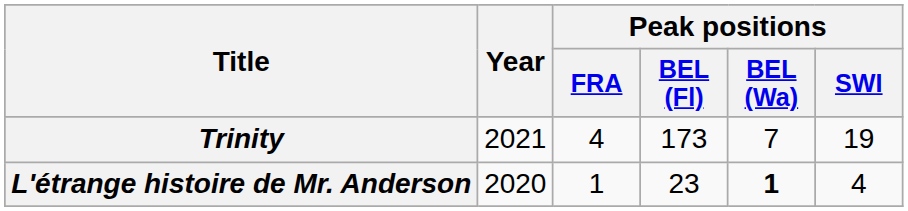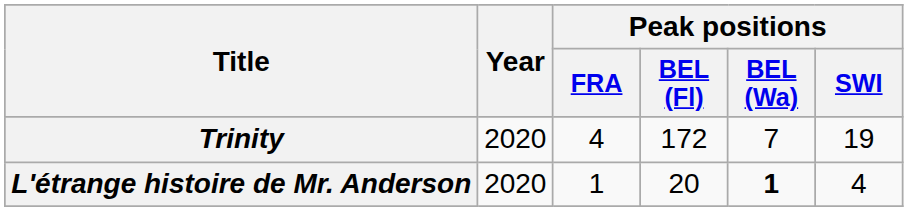(515, 138) 2021 -> (515, 138) 2020
(684, 138) 173 -> (684, 138) 172
(684, 183) 23 -> (684, 183) 20
